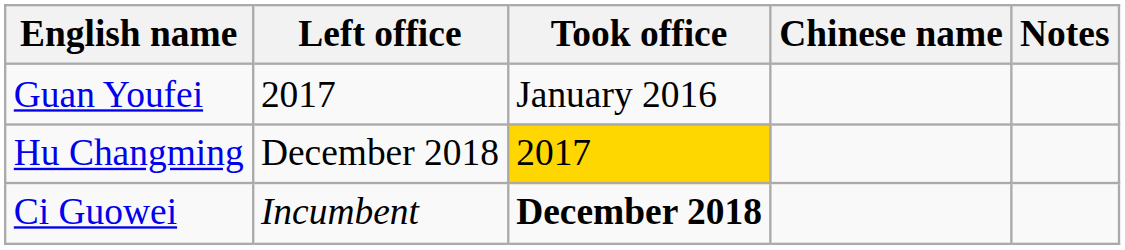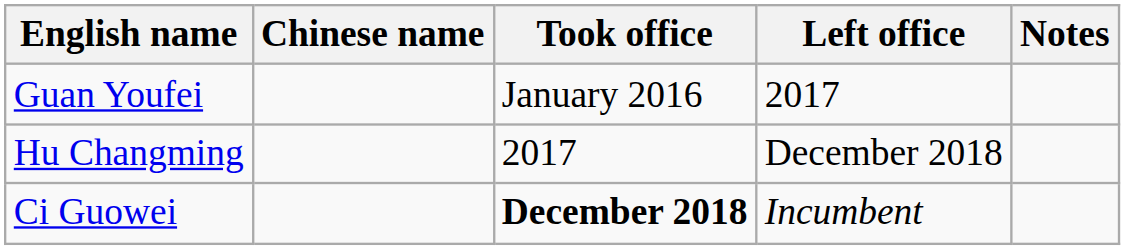columns swapped: (891, 34) <-> (380, 34)
(554, 152) gold background -> (539, 152) no background
